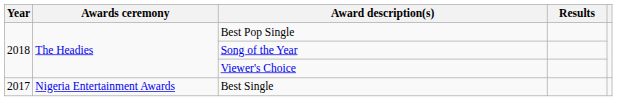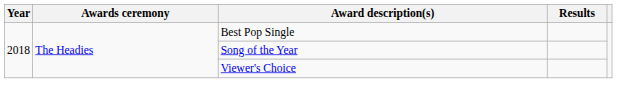- row: (247, 86)
